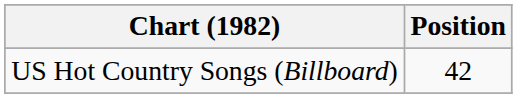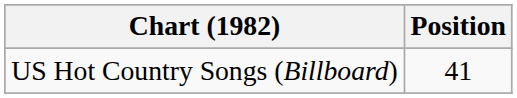(458, 70) 42 -> (458, 70) 41
